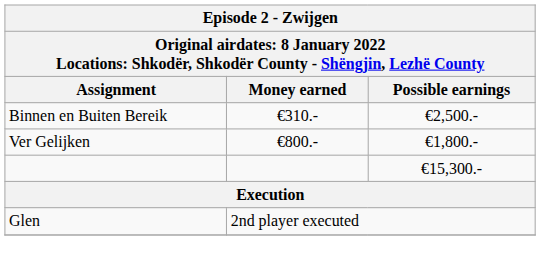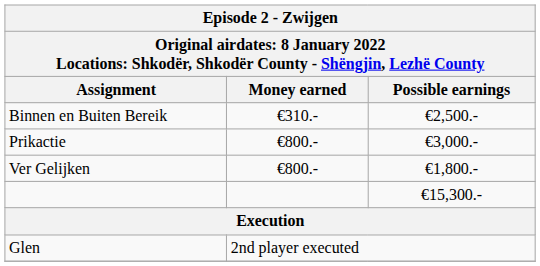+ row: (37, 142)
